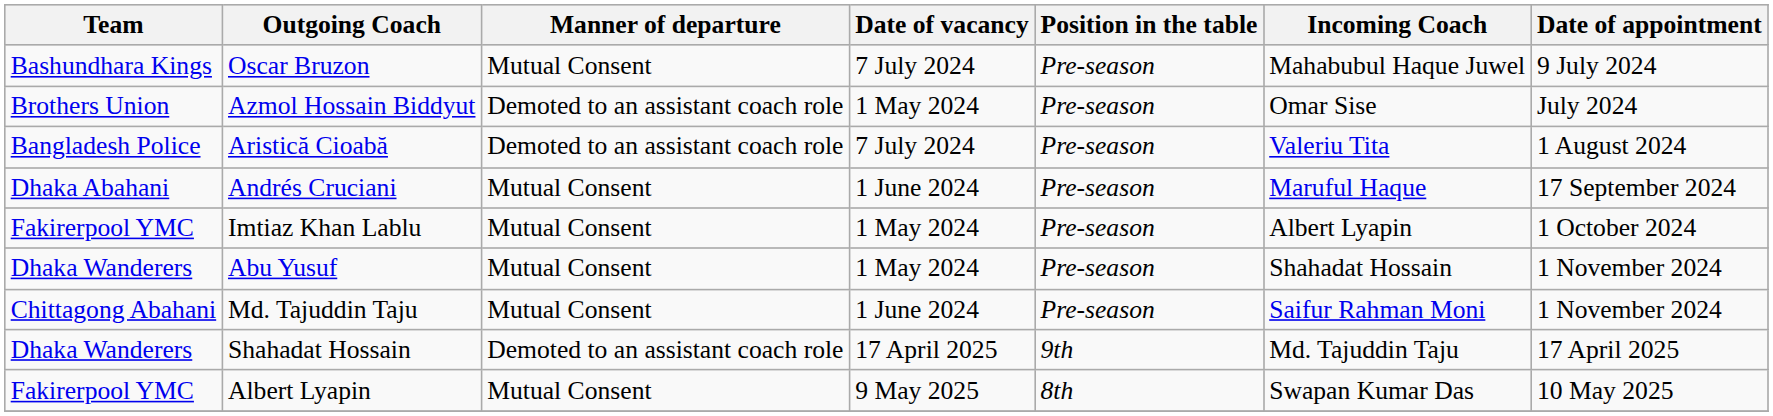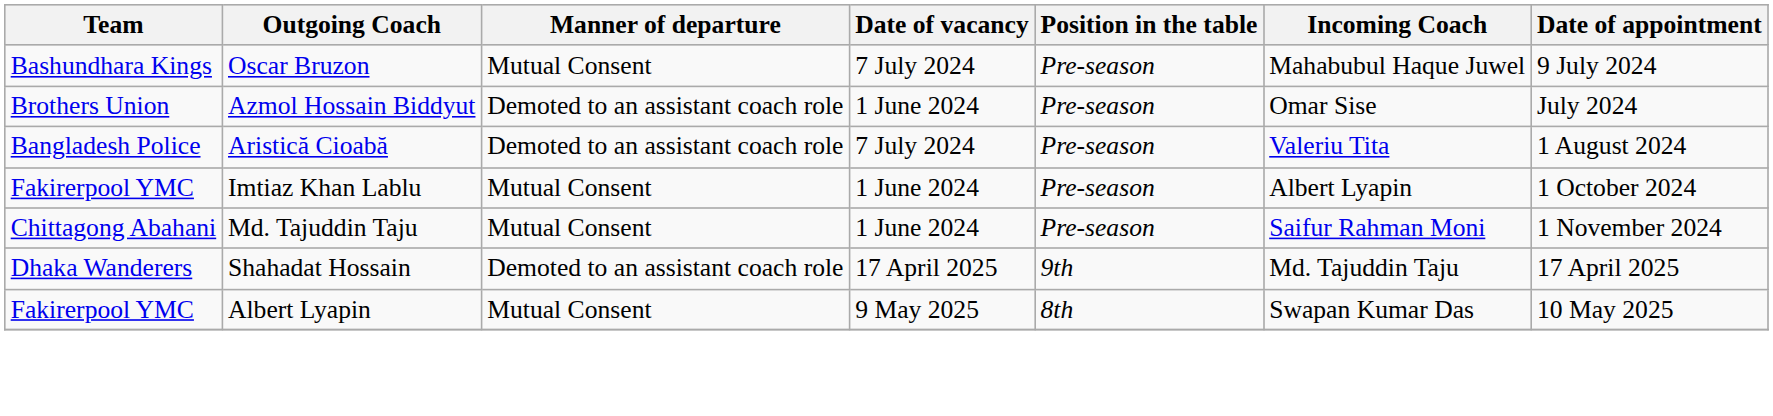(917, 106) 1 May 2024 -> (917, 106) 1 June 2024
- row: (312, 187)
(917, 227) 1 May 2024 -> (917, 187) 1 June 2024
- row: (283, 268)
